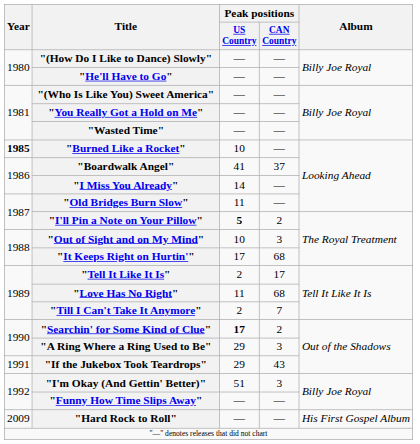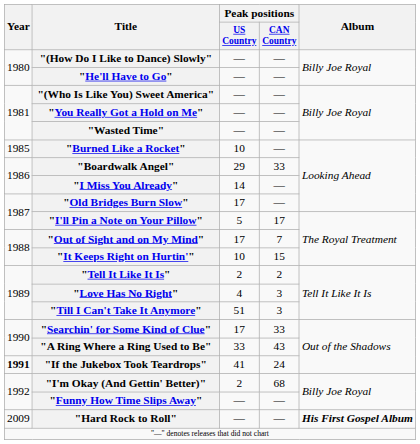(18, 148) bold -> (18, 148) normal
(239, 166) 41 -> (239, 166) 29
(279, 166) 37 -> (279, 166) 33
(239, 202) 11 -> (239, 202) 17
(239, 220) bold -> (239, 220) normal
(279, 220) 2 -> (279, 220) 17
(239, 238) 10 -> (239, 238) 17
(279, 238) 3 -> (279, 238) 7
(239, 256) 17 -> (239, 256) 10
(279, 256) 68 -> (279, 256) 15
(279, 274) 17 -> (279, 274) 2
(239, 292) 11 -> (239, 292) 4
(279, 292) 68 -> (279, 292) 3
(239, 310) 2 -> (239, 310) 51
(279, 310) 7 -> (279, 310) 3
(239, 328) bold -> (239, 328) normal
(279, 328) 2 -> (279, 328) 33
(239, 346) 29 -> (239, 346) 33
(279, 346) 3 -> (279, 346) 43
(18, 365) normal -> (18, 365) bold
(239, 365) 29 -> (239, 365) 41
(279, 365) 43 -> (279, 365) 24
(239, 383) 51 -> (239, 383) 2
(279, 383) 3 -> (279, 383) 68
(356, 419) normal -> (357, 419) bold
